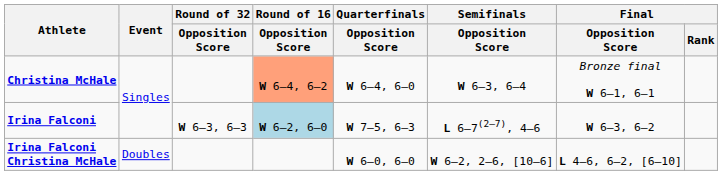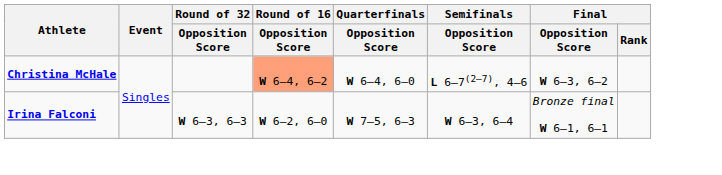(492, 86) W 6–3, 6–4 -> (479, 80) L 6–7(2–7), 4–6
(620, 79) Bronze final W 6–1, 6–1 -> (574, 80) W 6–3, 6–2
(293, 127) lightblue background -> (293, 121) no background
(492, 127) L 6–7(2–7), 4–6 -> (479, 121) W 6–3, 6–4
(620, 127) W 6–3, 6–2 -> (574, 114) Bronze final W 6–1, 6–1
- row: (62, 154)
